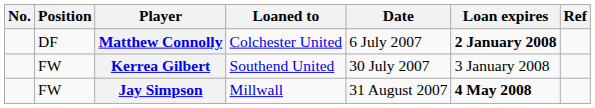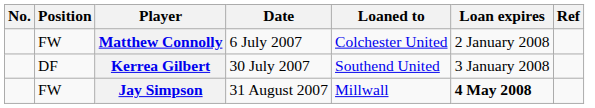columns swapped: (286, 16) <-> (398, 16)
(48, 41) DF -> (50, 41) FW
(506, 41) bold -> (502, 41) normal
(50, 66) FW -> (48, 66) DF
